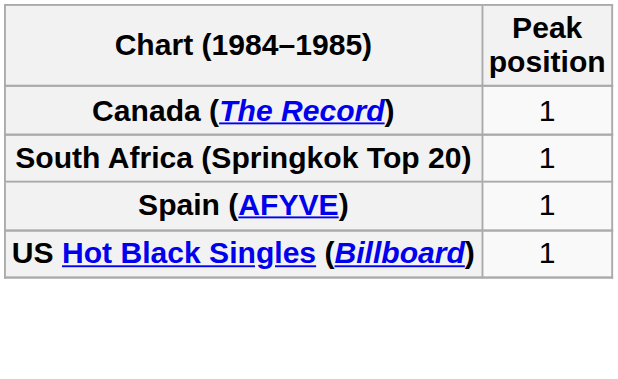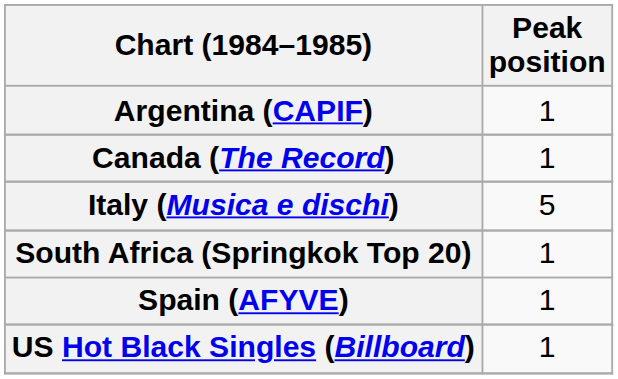+ row: (243, 109)
+ row: (243, 205)
